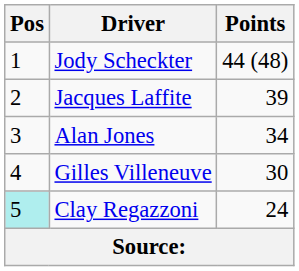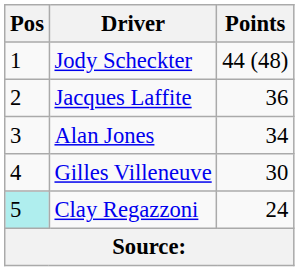(277, 98) 39 -> (277, 98) 36
